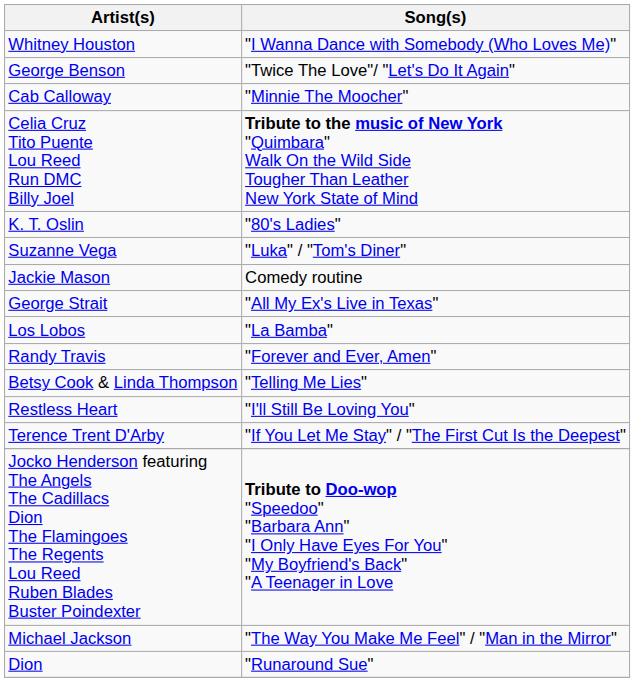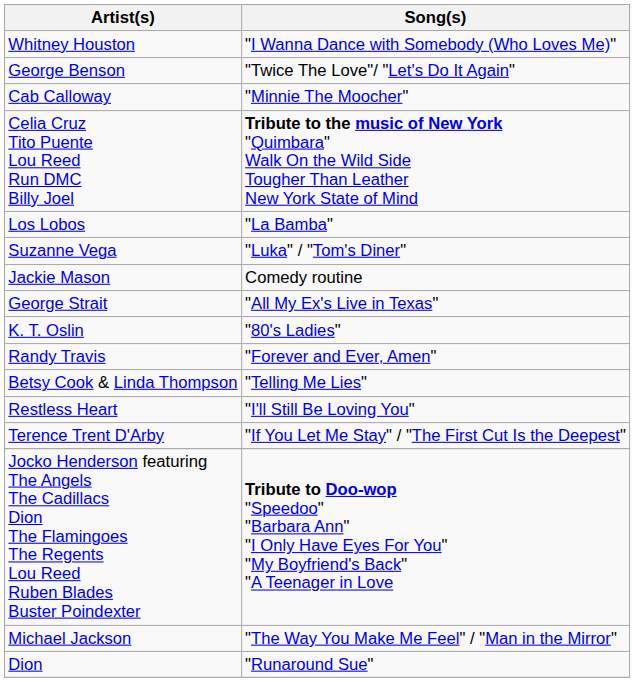rows swapped: (47, 330) <-> (46, 224)
